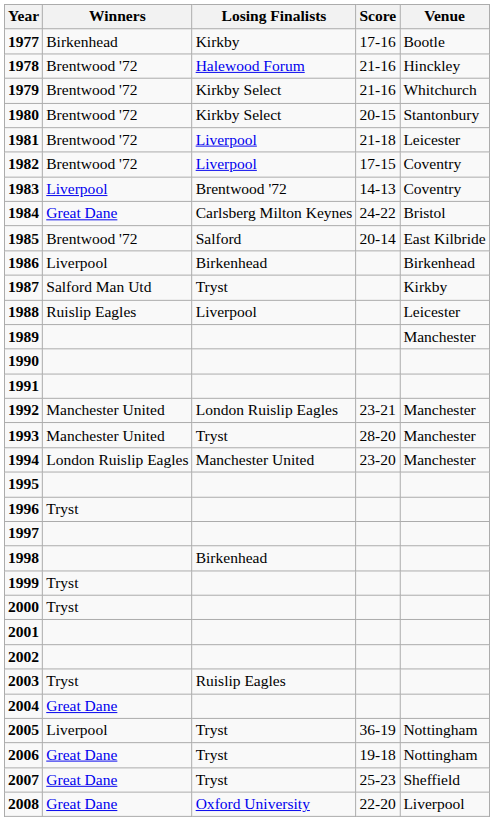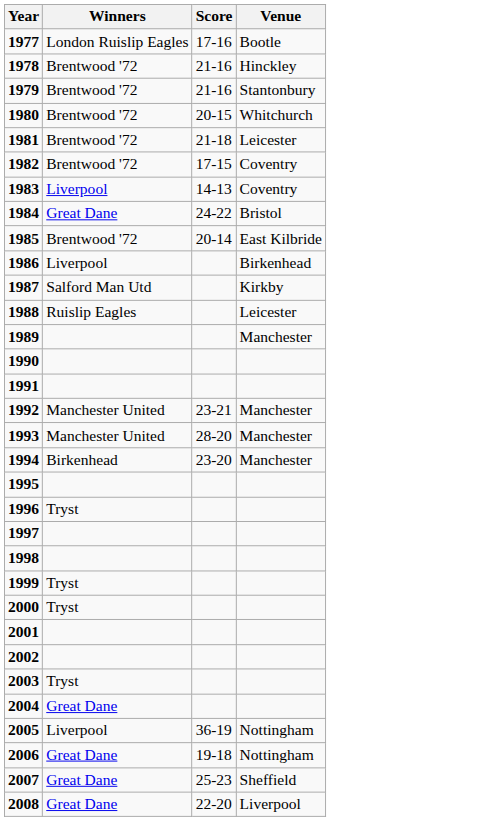- column: (274, 16)
(82, 41) Birkenhead -> (117, 41) London Ruislip Eagles
(440, 90) Whitchurch -> (278, 90) Stantonbury
(441, 115) Stantonbury -> (276, 115) Whitchurch
(117, 459) London Ruislip Eagles -> (82, 459) Birkenhead
